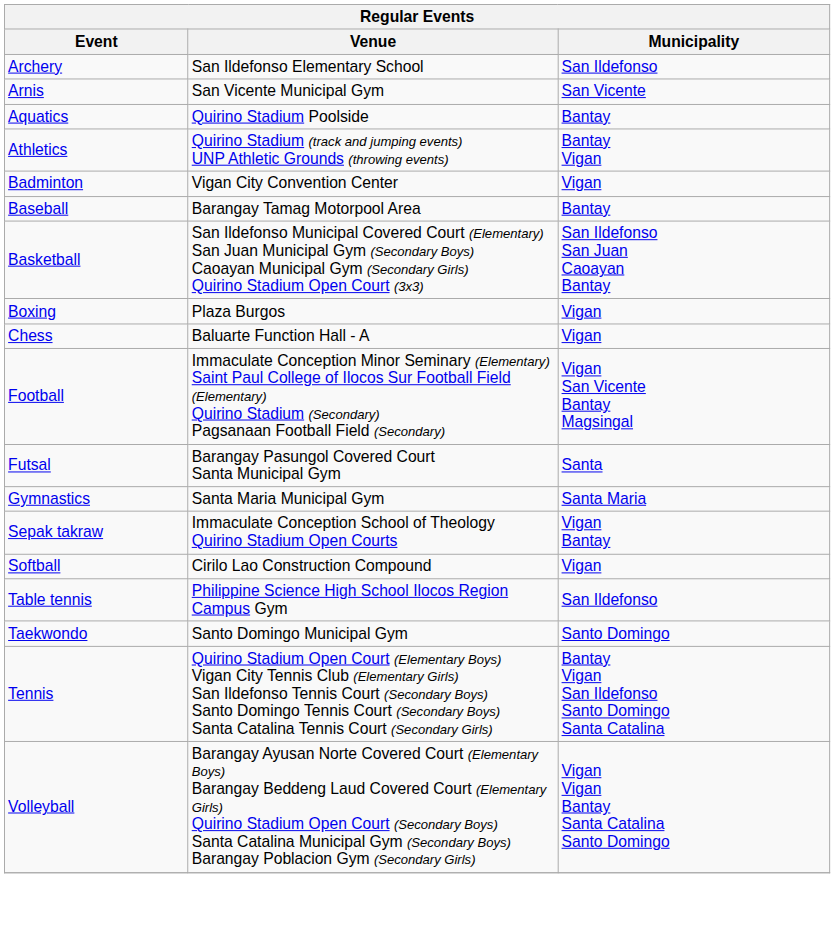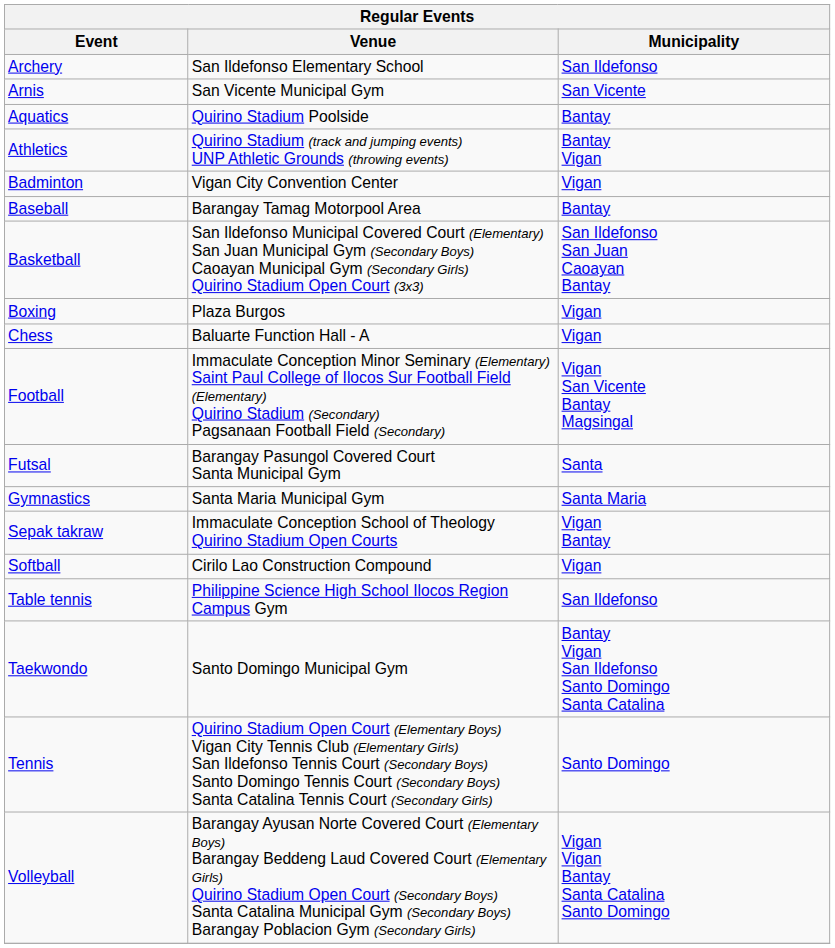(616, 633) Santo Domingo -> (616, 669) Bantay Vigan San Ildefonso Santo Domingo Santa Catalina
(616, 693) Bantay Vigan San Ildefonso Santo Domingo Santa Catalina -> (616, 764) Santo Domingo
